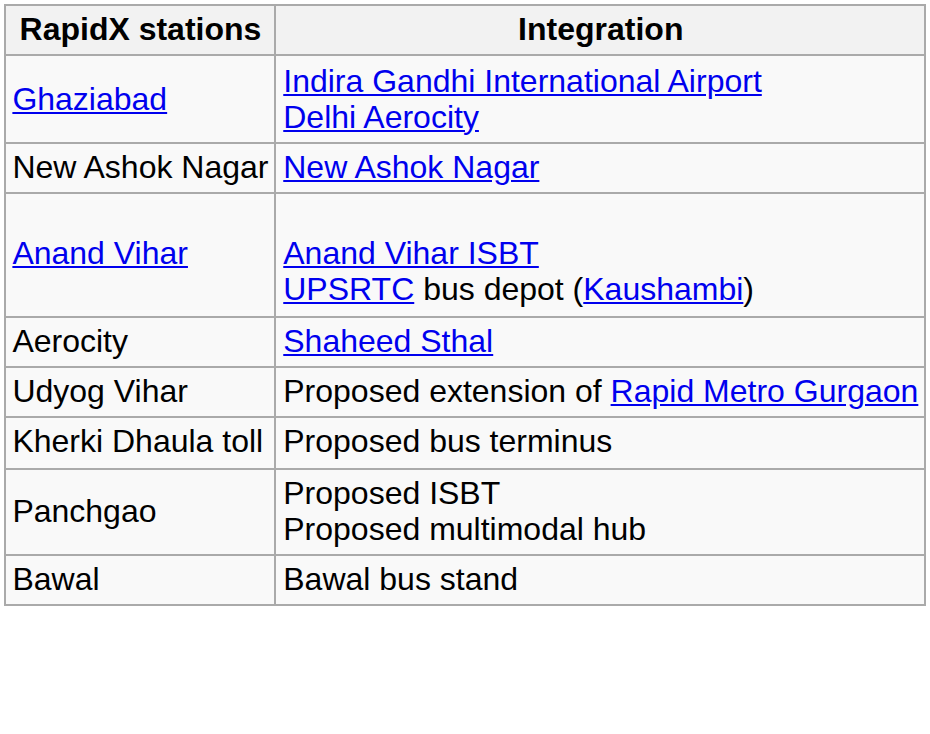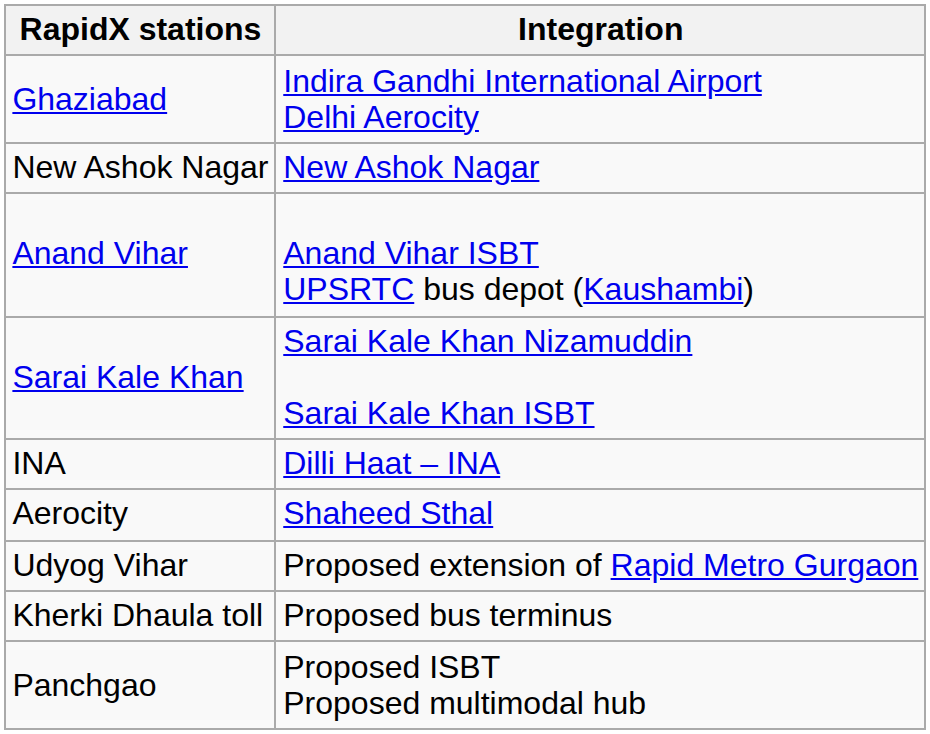+ row: (128, 376)
+ row: (39, 463)
- row: (56, 579)
